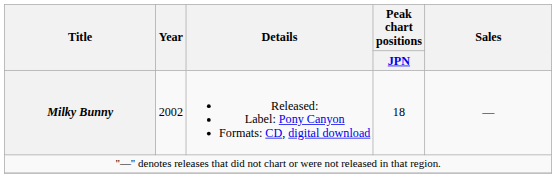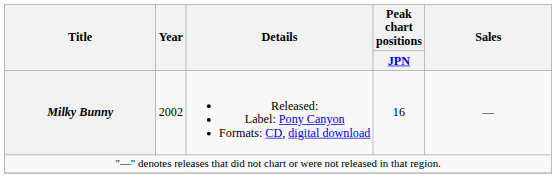(399, 112) 18 -> (399, 112) 16
